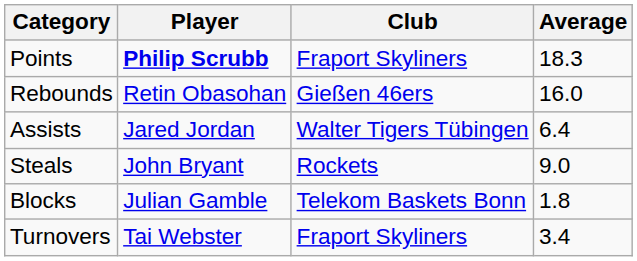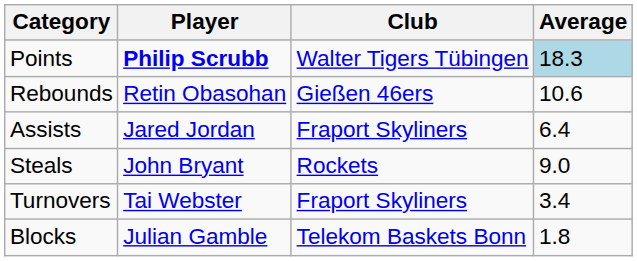(382, 58) Fraport Skyliners -> (413, 58) Walter Tigers Tübingen
(561, 58) no background -> (561, 58) lightblue background
(561, 93) 16.0 -> (561, 93) 10.6
(413, 129) Walter Tigers Tübingen -> (382, 129) Fraport Skyliners
rows swapped: (43, 201) <-> (60, 237)
